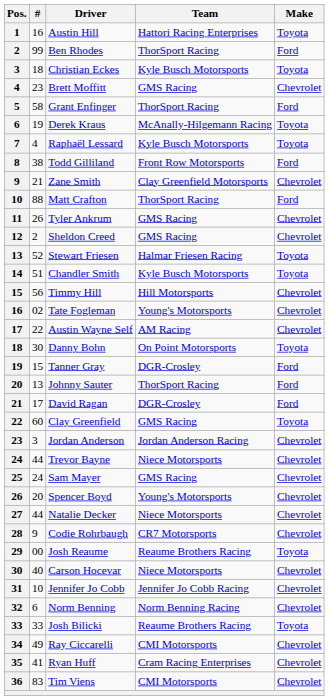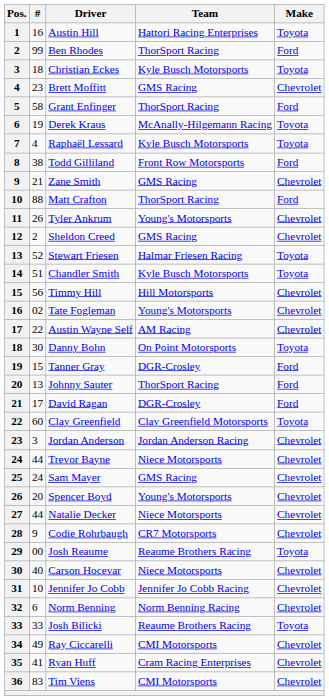(203, 180) Clay Greenfield Motorsports -> (167, 180) GMS Racing
(167, 217) GMS Racing -> (185, 217) Young's Motorsports
(167, 421) GMS Racing -> (203, 421) Clay Greenfield Motorsports
